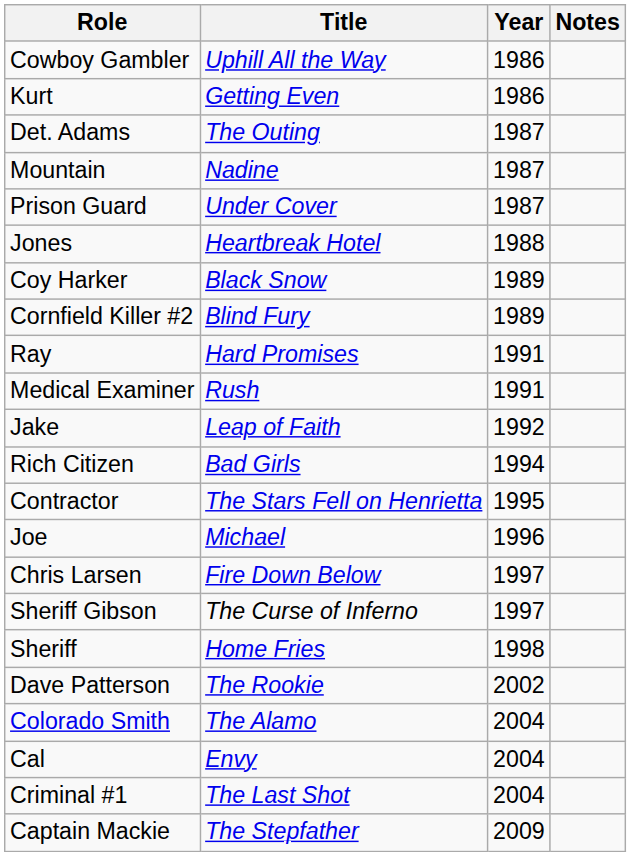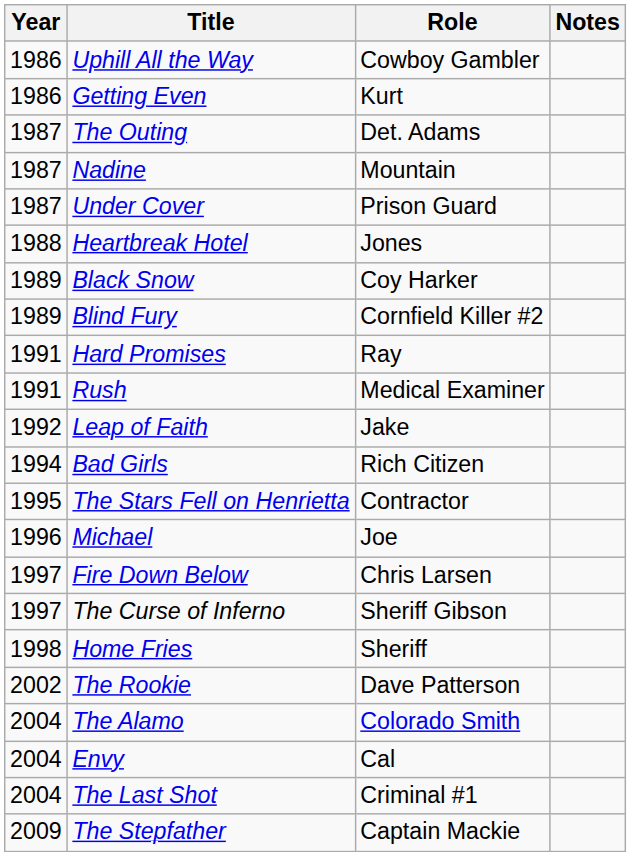columns swapped: (519, 22) <-> (102, 22)
